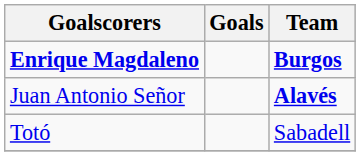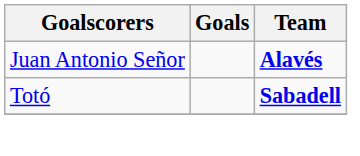- row: (104, 59)
(312, 132) normal -> (300, 96) bold
